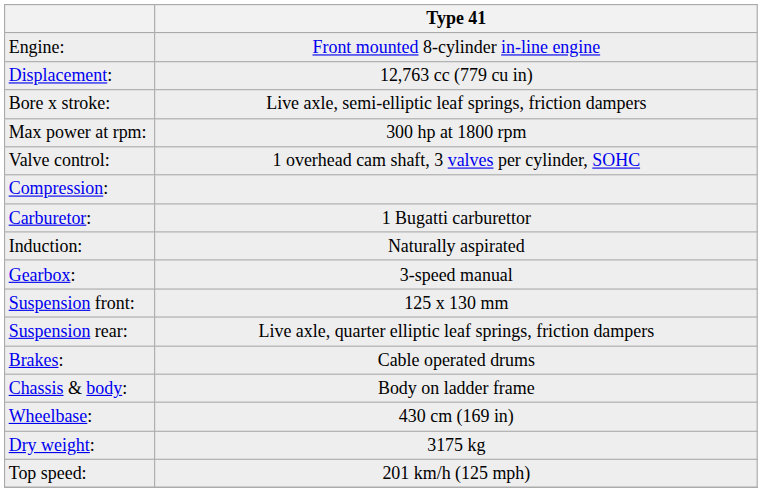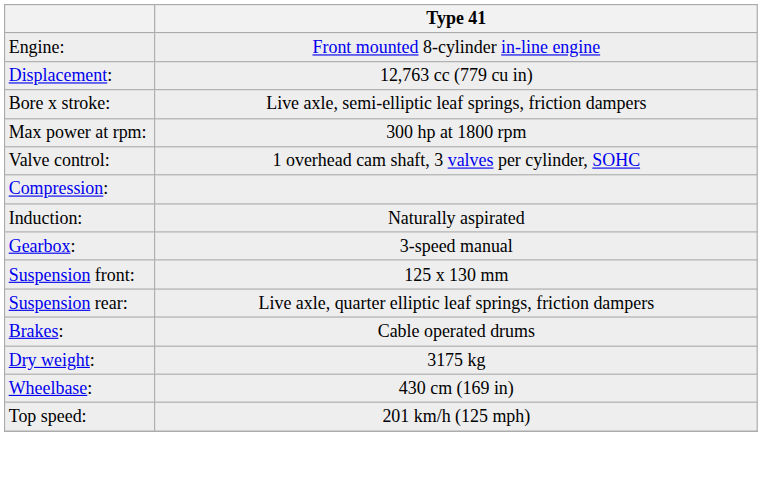- row: (52, 217)
- row: (70, 388)
rows swapped: (53, 416) <-> (54, 445)
